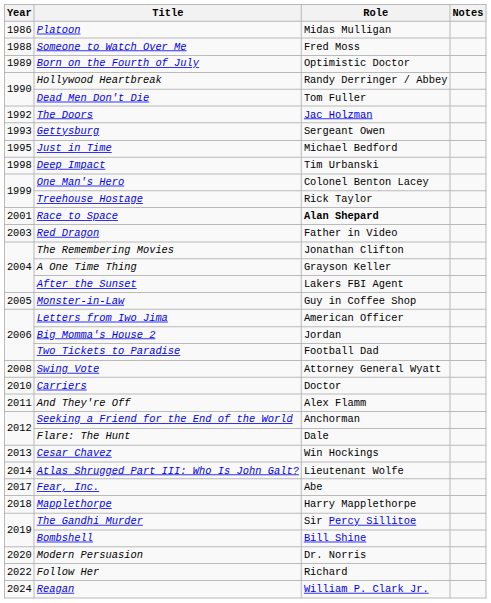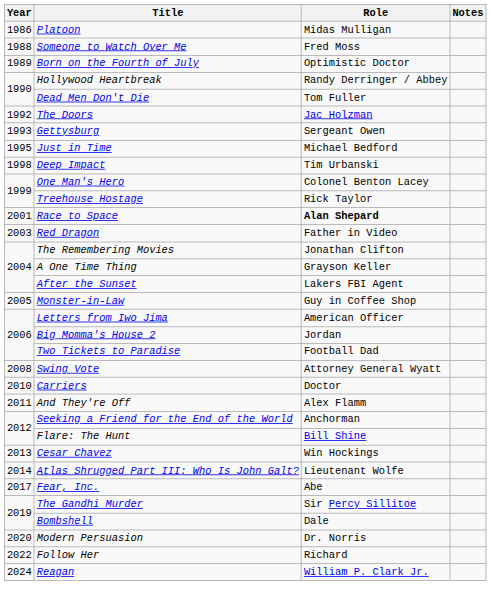(316, 437) Dale -> (335, 437) Bill Shine
- row: (74, 504)
(335, 538) Bill Shine -> (316, 521) Dale
